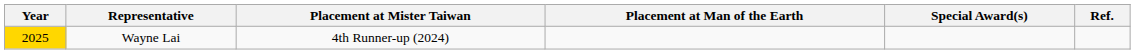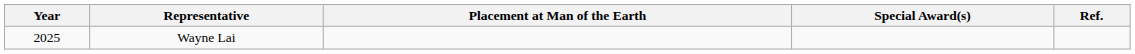- column: (390, 15)
(35, 37) gold background -> (47, 37) no background
